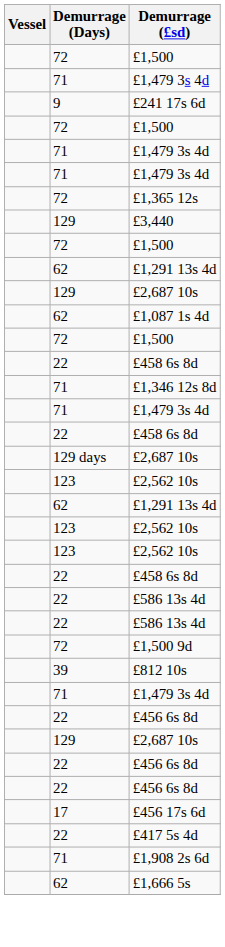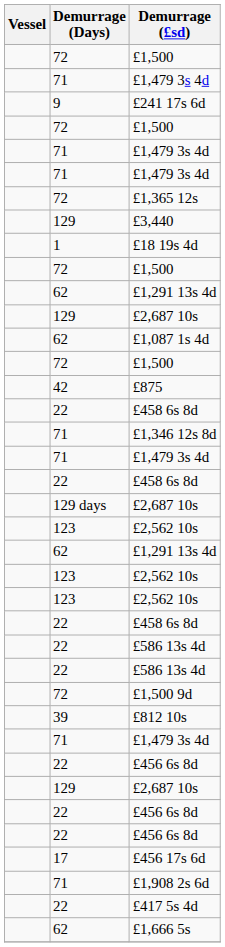+ row: (57, 245)
+ row: (60, 387)
rows swapped: (60, 858) <-> (60, 835)
